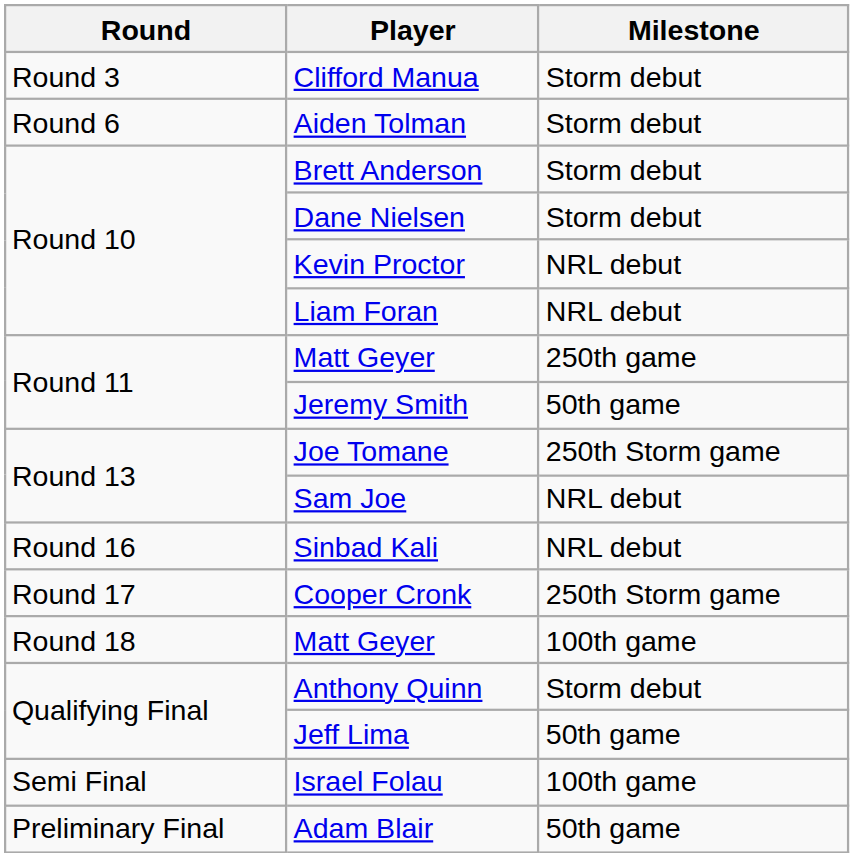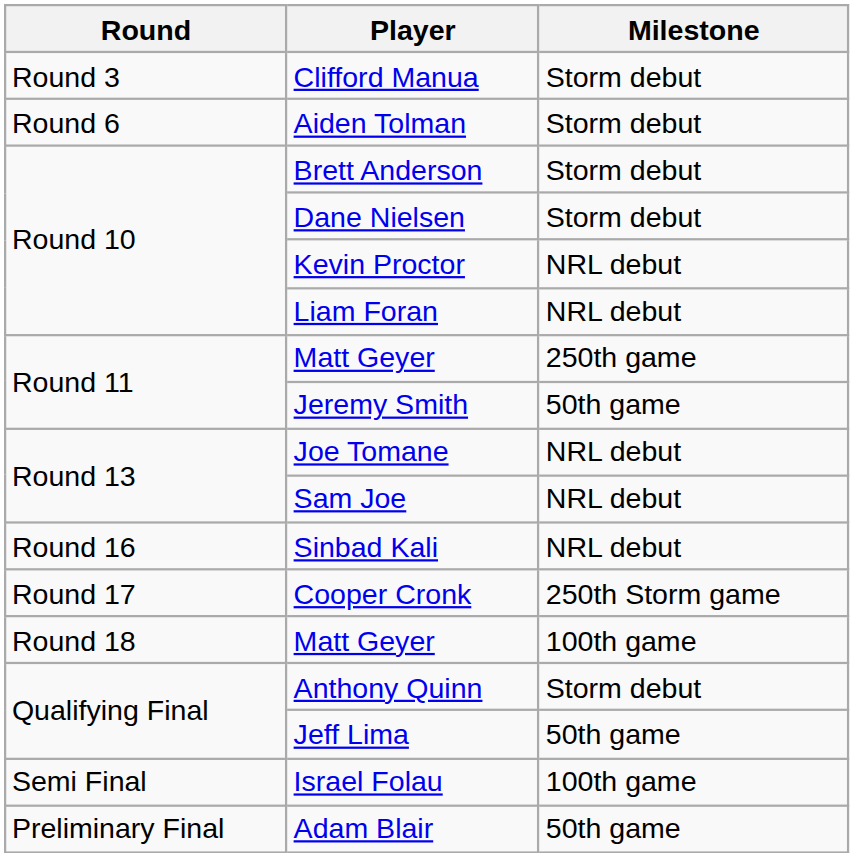(663, 452) 250th Storm game -> (613, 452) NRL debut
